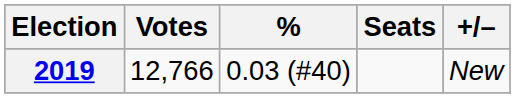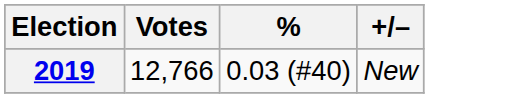- column: (400, 26)
